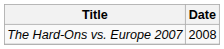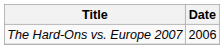(202, 35) 2008 -> (202, 35) 2006
